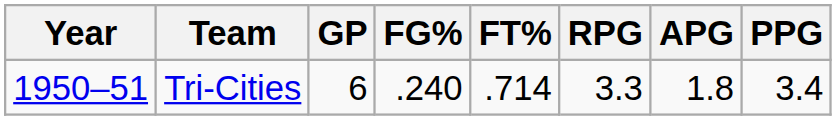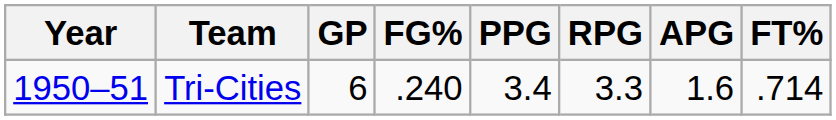columns swapped: (515, 33) <-> (787, 33)
(710, 88) 1.8 -> (710, 88) 1.6
